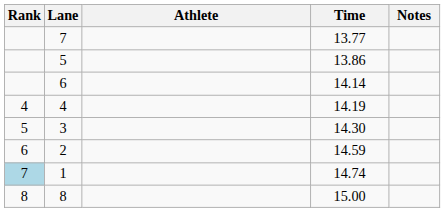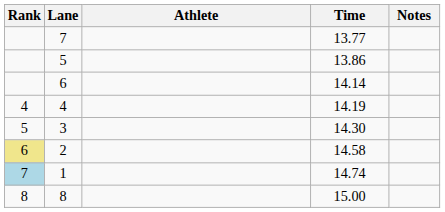(24, 151) no background -> (24, 151) khaki background
(350, 151) 14.59 -> (350, 151) 14.58
